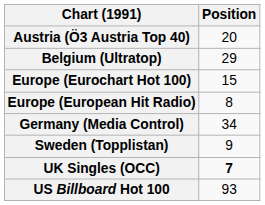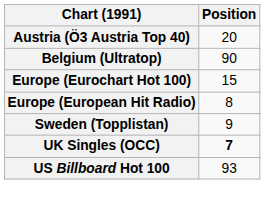(229, 59) 29 -> (229, 59) 90
- row: (102, 124)
